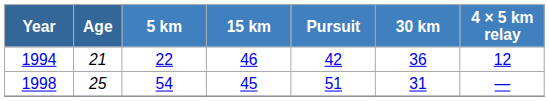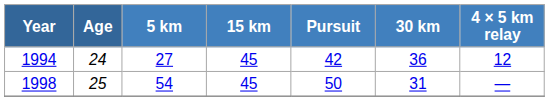(98, 59) 21 -> (98, 59) 24
(164, 59) 22 -> (164, 59) 27
(249, 59) 46 -> (249, 59) 45
(333, 84) 51 -> (333, 84) 50
